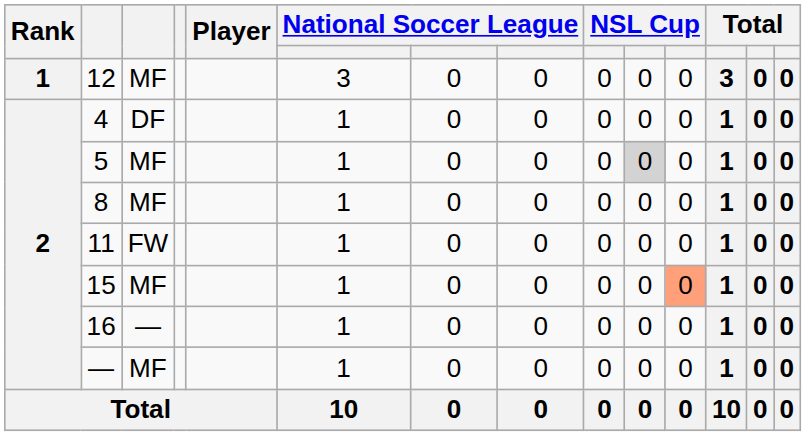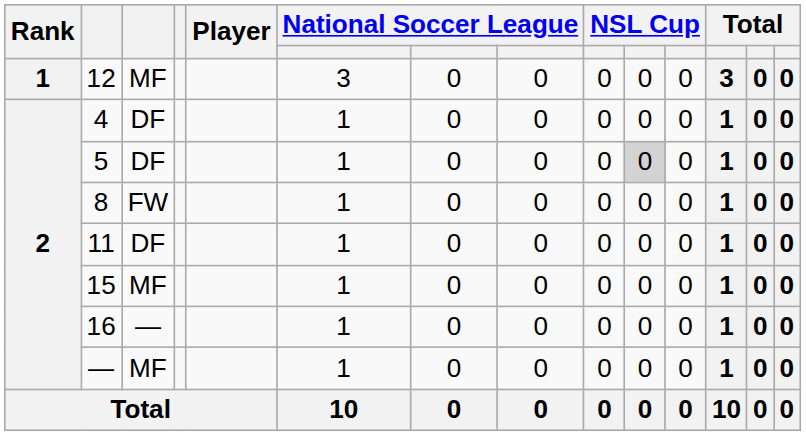(148, 161) MF -> (148, 161) DF
(148, 202) MF -> (148, 202) FW
(148, 244) FW -> (148, 244) DF
(686, 285) lightsalmon background -> (686, 285) no background
